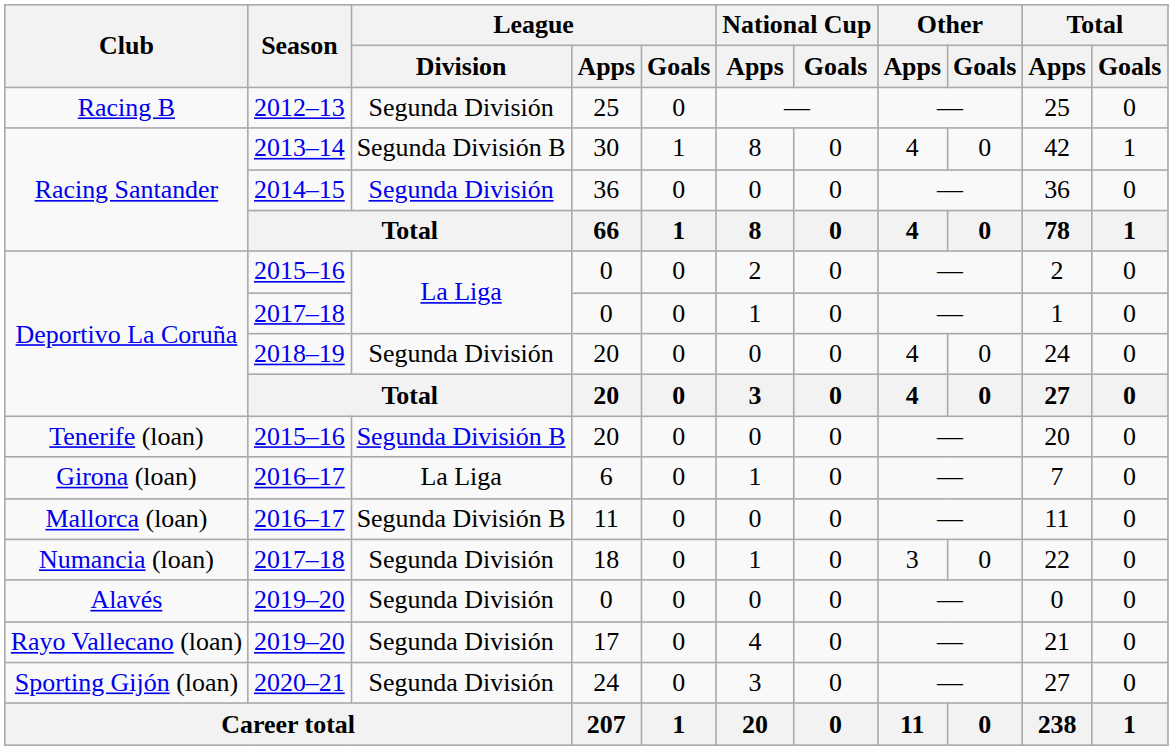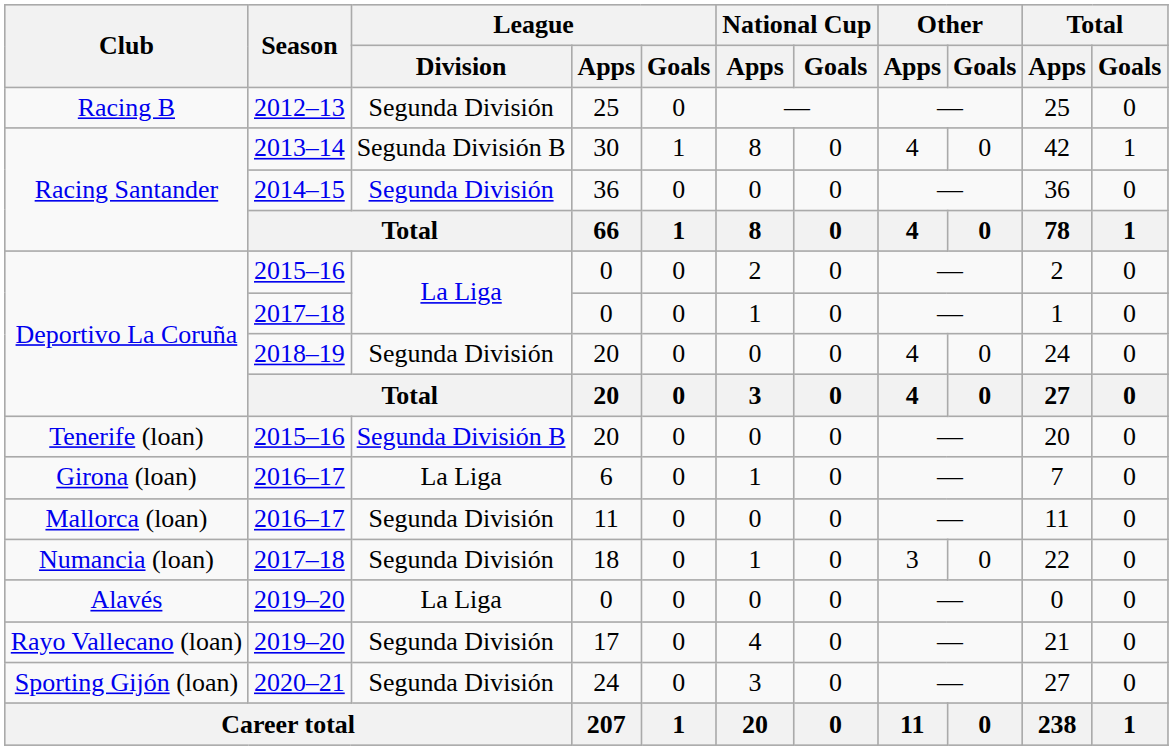(461, 518) Segunda División B -> (461, 518) Segunda División
(461, 600) Segunda División -> (461, 600) La Liga
